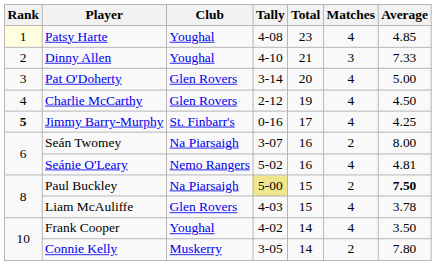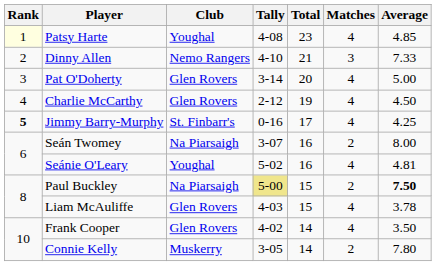(192, 57) Youghal -> (210, 57) Nemo Rangers
(210, 164) Nemo Rangers -> (192, 164) Youghal
(192, 228) Youghal -> (203, 228) Glen Rovers
